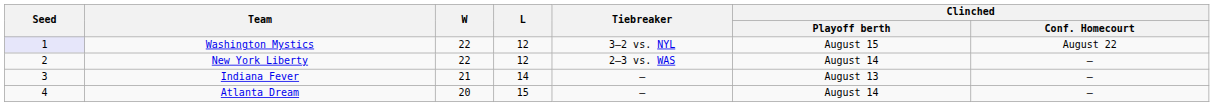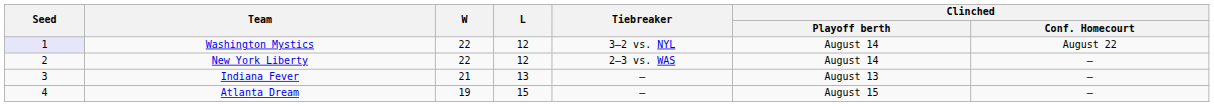(852, 45) August 15 -> (852, 45) August 14
(523, 77) 14 -> (523, 77) 13
(464, 94) 20 -> (464, 94) 19
(852, 94) August 14 -> (852, 94) August 15
